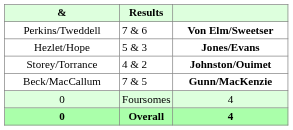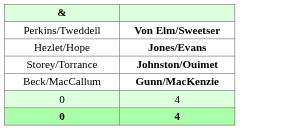- column: (146, 13)
